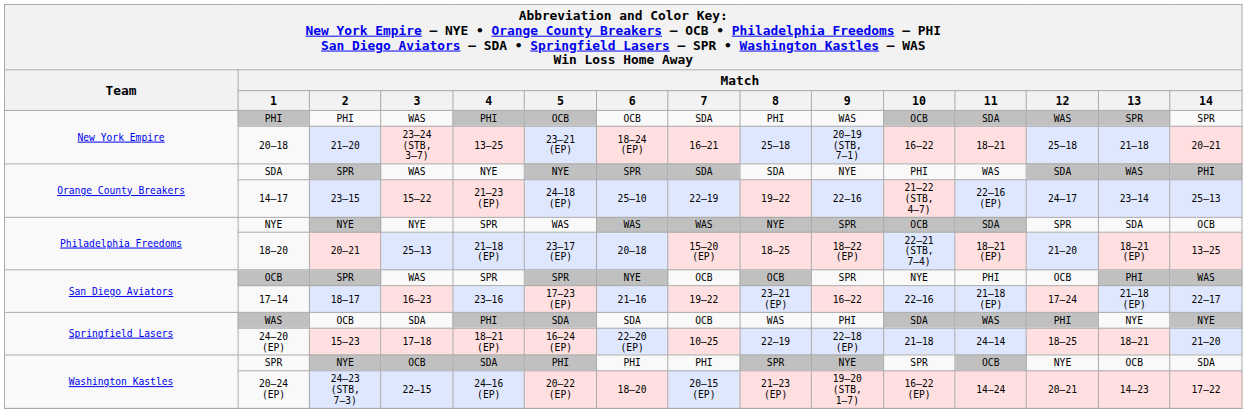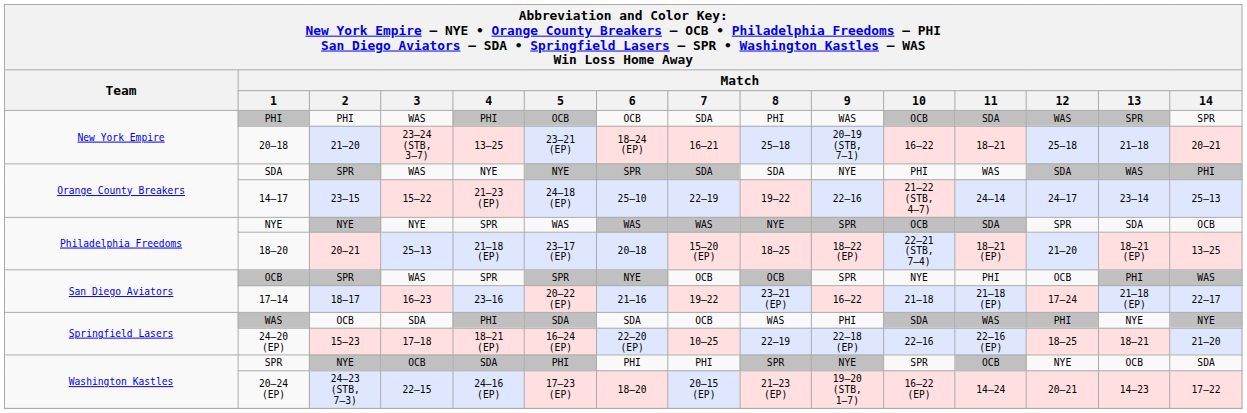(991, 198) 22–16 (EP) -> (991, 198) 24–14
(560, 299) 17–23 (EP) -> (560, 299) 20–22 (EP)
(919, 299) 22–16 -> (919, 299) 21–18
(919, 341) 21–18 -> (919, 341) 22–16
(991, 341) 24–14 -> (991, 341) 22–16 (EP)
(560, 389) 20–22 (EP) -> (560, 389) 17–23 (EP)
